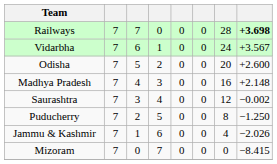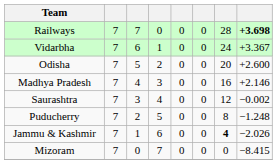(254, 47) +3.567 -> (254, 47) +3.367
(254, 82) +2.148 -> (254, 82) +2.146
(254, 116) −1.250 -> (254, 116) −1.248
(226, 133) normal -> (226, 133) bold
